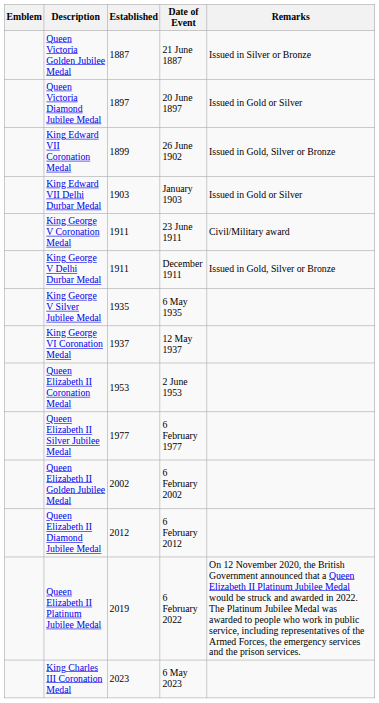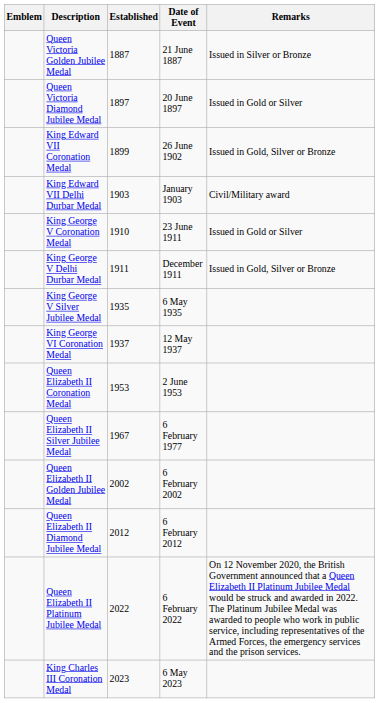(256, 194) Issued in Gold or Silver -> (249, 194) Civil/Military award
(119, 232) 1911 -> (119, 232) 1910
(249, 232) Civil/Military award -> (256, 232) Issued in Gold or Silver
(119, 436) 1977 -> (119, 436) 1967
(119, 608) 2019 -> (119, 608) 2022
